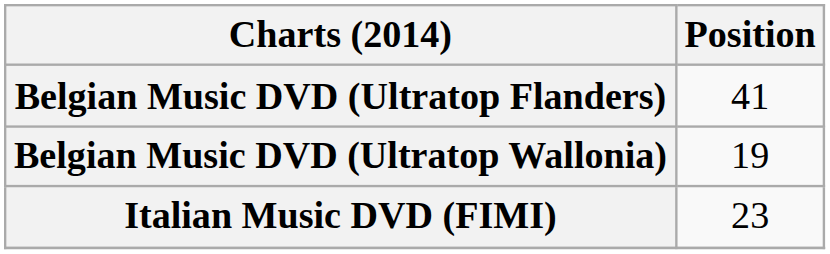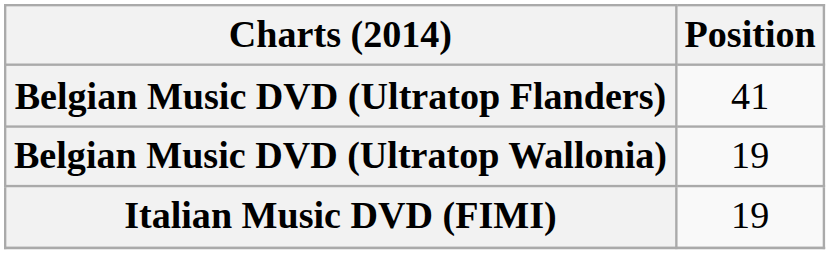(750, 215) 23 -> (750, 215) 19
